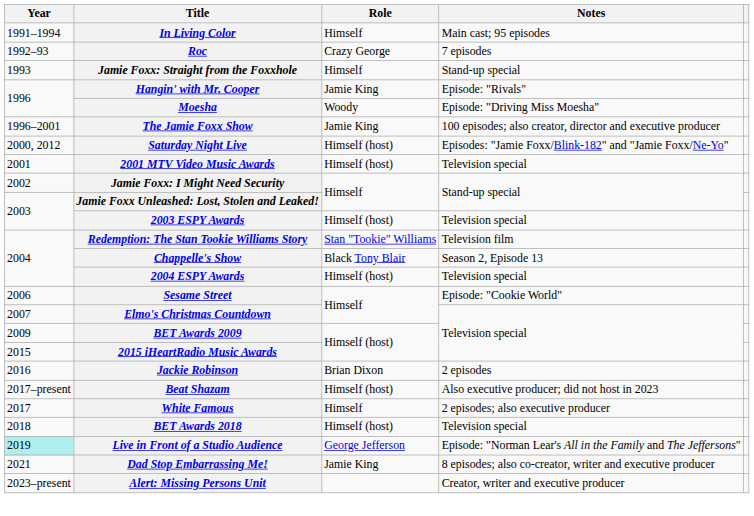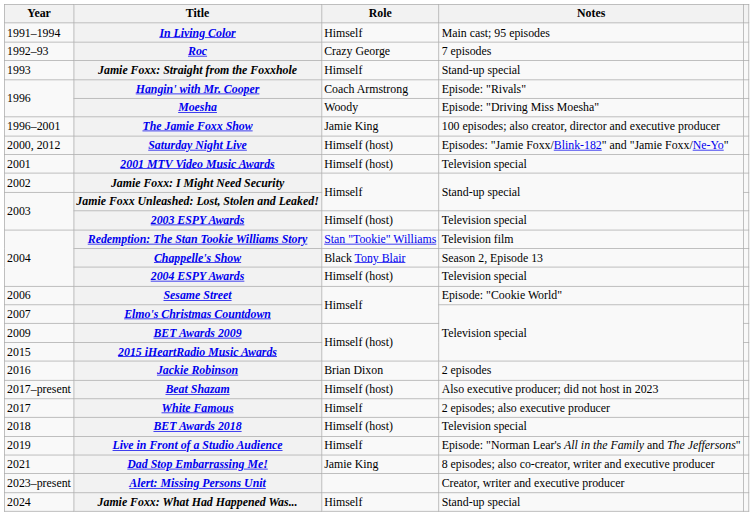(351, 88) Jamie King -> (366, 88) Coach Armstrong
(19, 445) paleturquoise background -> (19, 445) no background
(365, 445) George Jefferson -> (343, 445) Himself
+ row: (198, 502)
